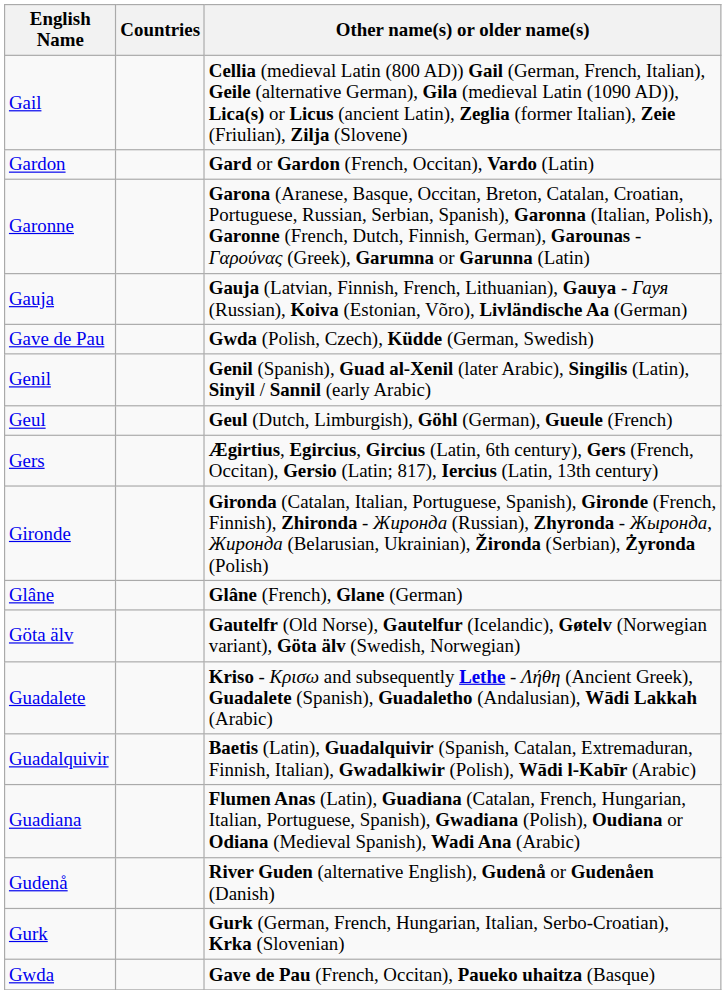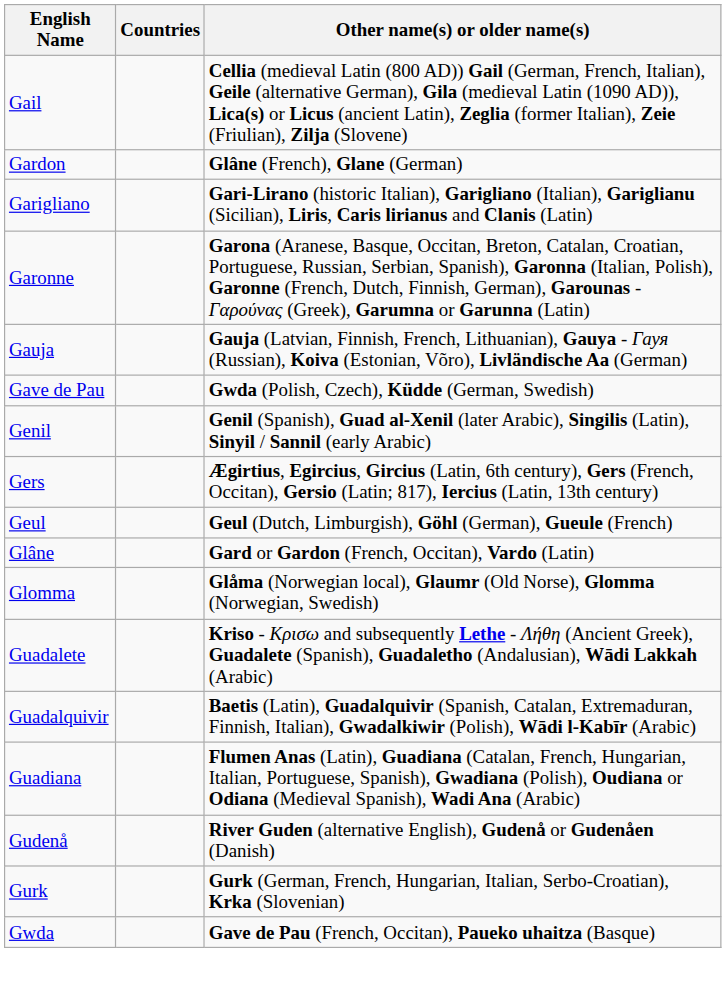(401, 164) Gard or Gardon (French, Occitan), Vardo (Latin) -> (336, 164) Glâne (French), Glane (German)
+ row: (49, 204)
rows swapped: (27, 460) <-> (27, 420)
- row: (40, 533)
(336, 595) Glâne (French), Glane (German) -> (401, 552) Gard or Gardon (French, Occitan), Vardo (Latin)
+ row: (42, 593)
- row: (41, 635)
